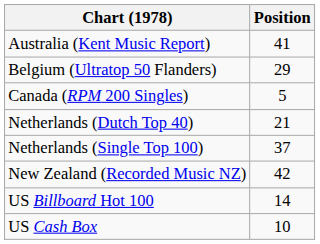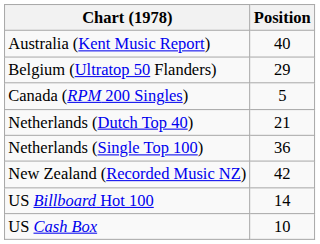(282, 43) 41 -> (282, 43) 40
(282, 148) 37 -> (282, 148) 36
